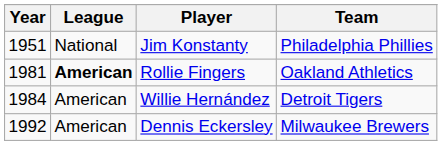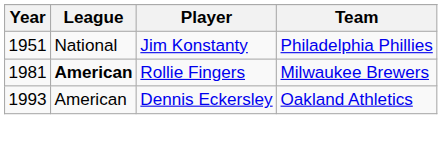(347, 72) Oakland Athletics -> (355, 72) Milwaukee Brewers
- row: (205, 99)
(28, 126) 1992 -> (28, 99) 1993
(355, 126) Milwaukee Brewers -> (347, 99) Oakland Athletics
